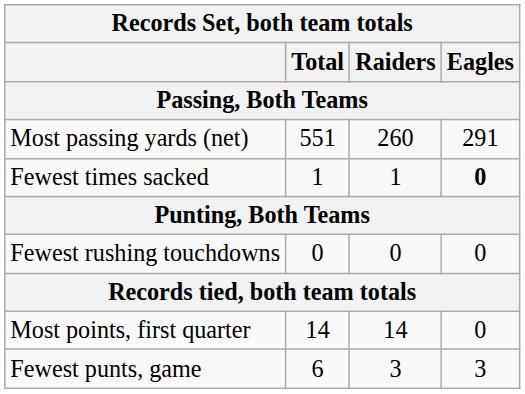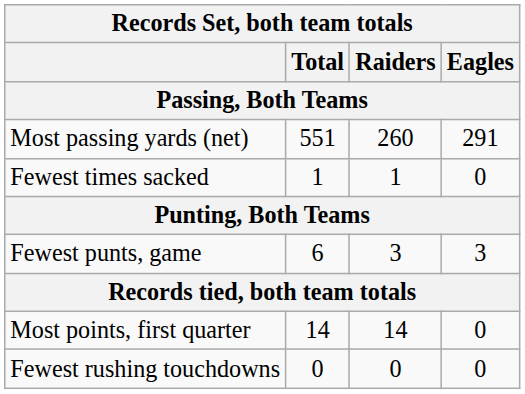(480, 176) bold -> (480, 176) normal
rows swapped: (106, 368) <-> (145, 253)
